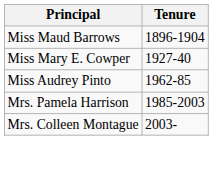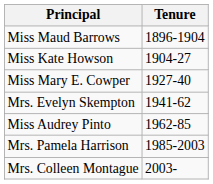+ row: (60, 59)
+ row: (71, 102)
